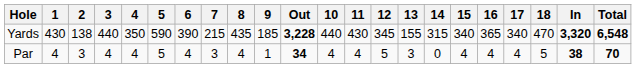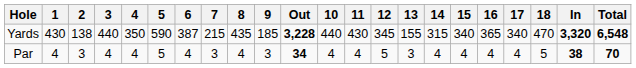(188, 34) 390 -> (188, 34) 387
(268, 54) 1 -> (268, 54) 3
(438, 54) 0 -> (438, 54) 4
